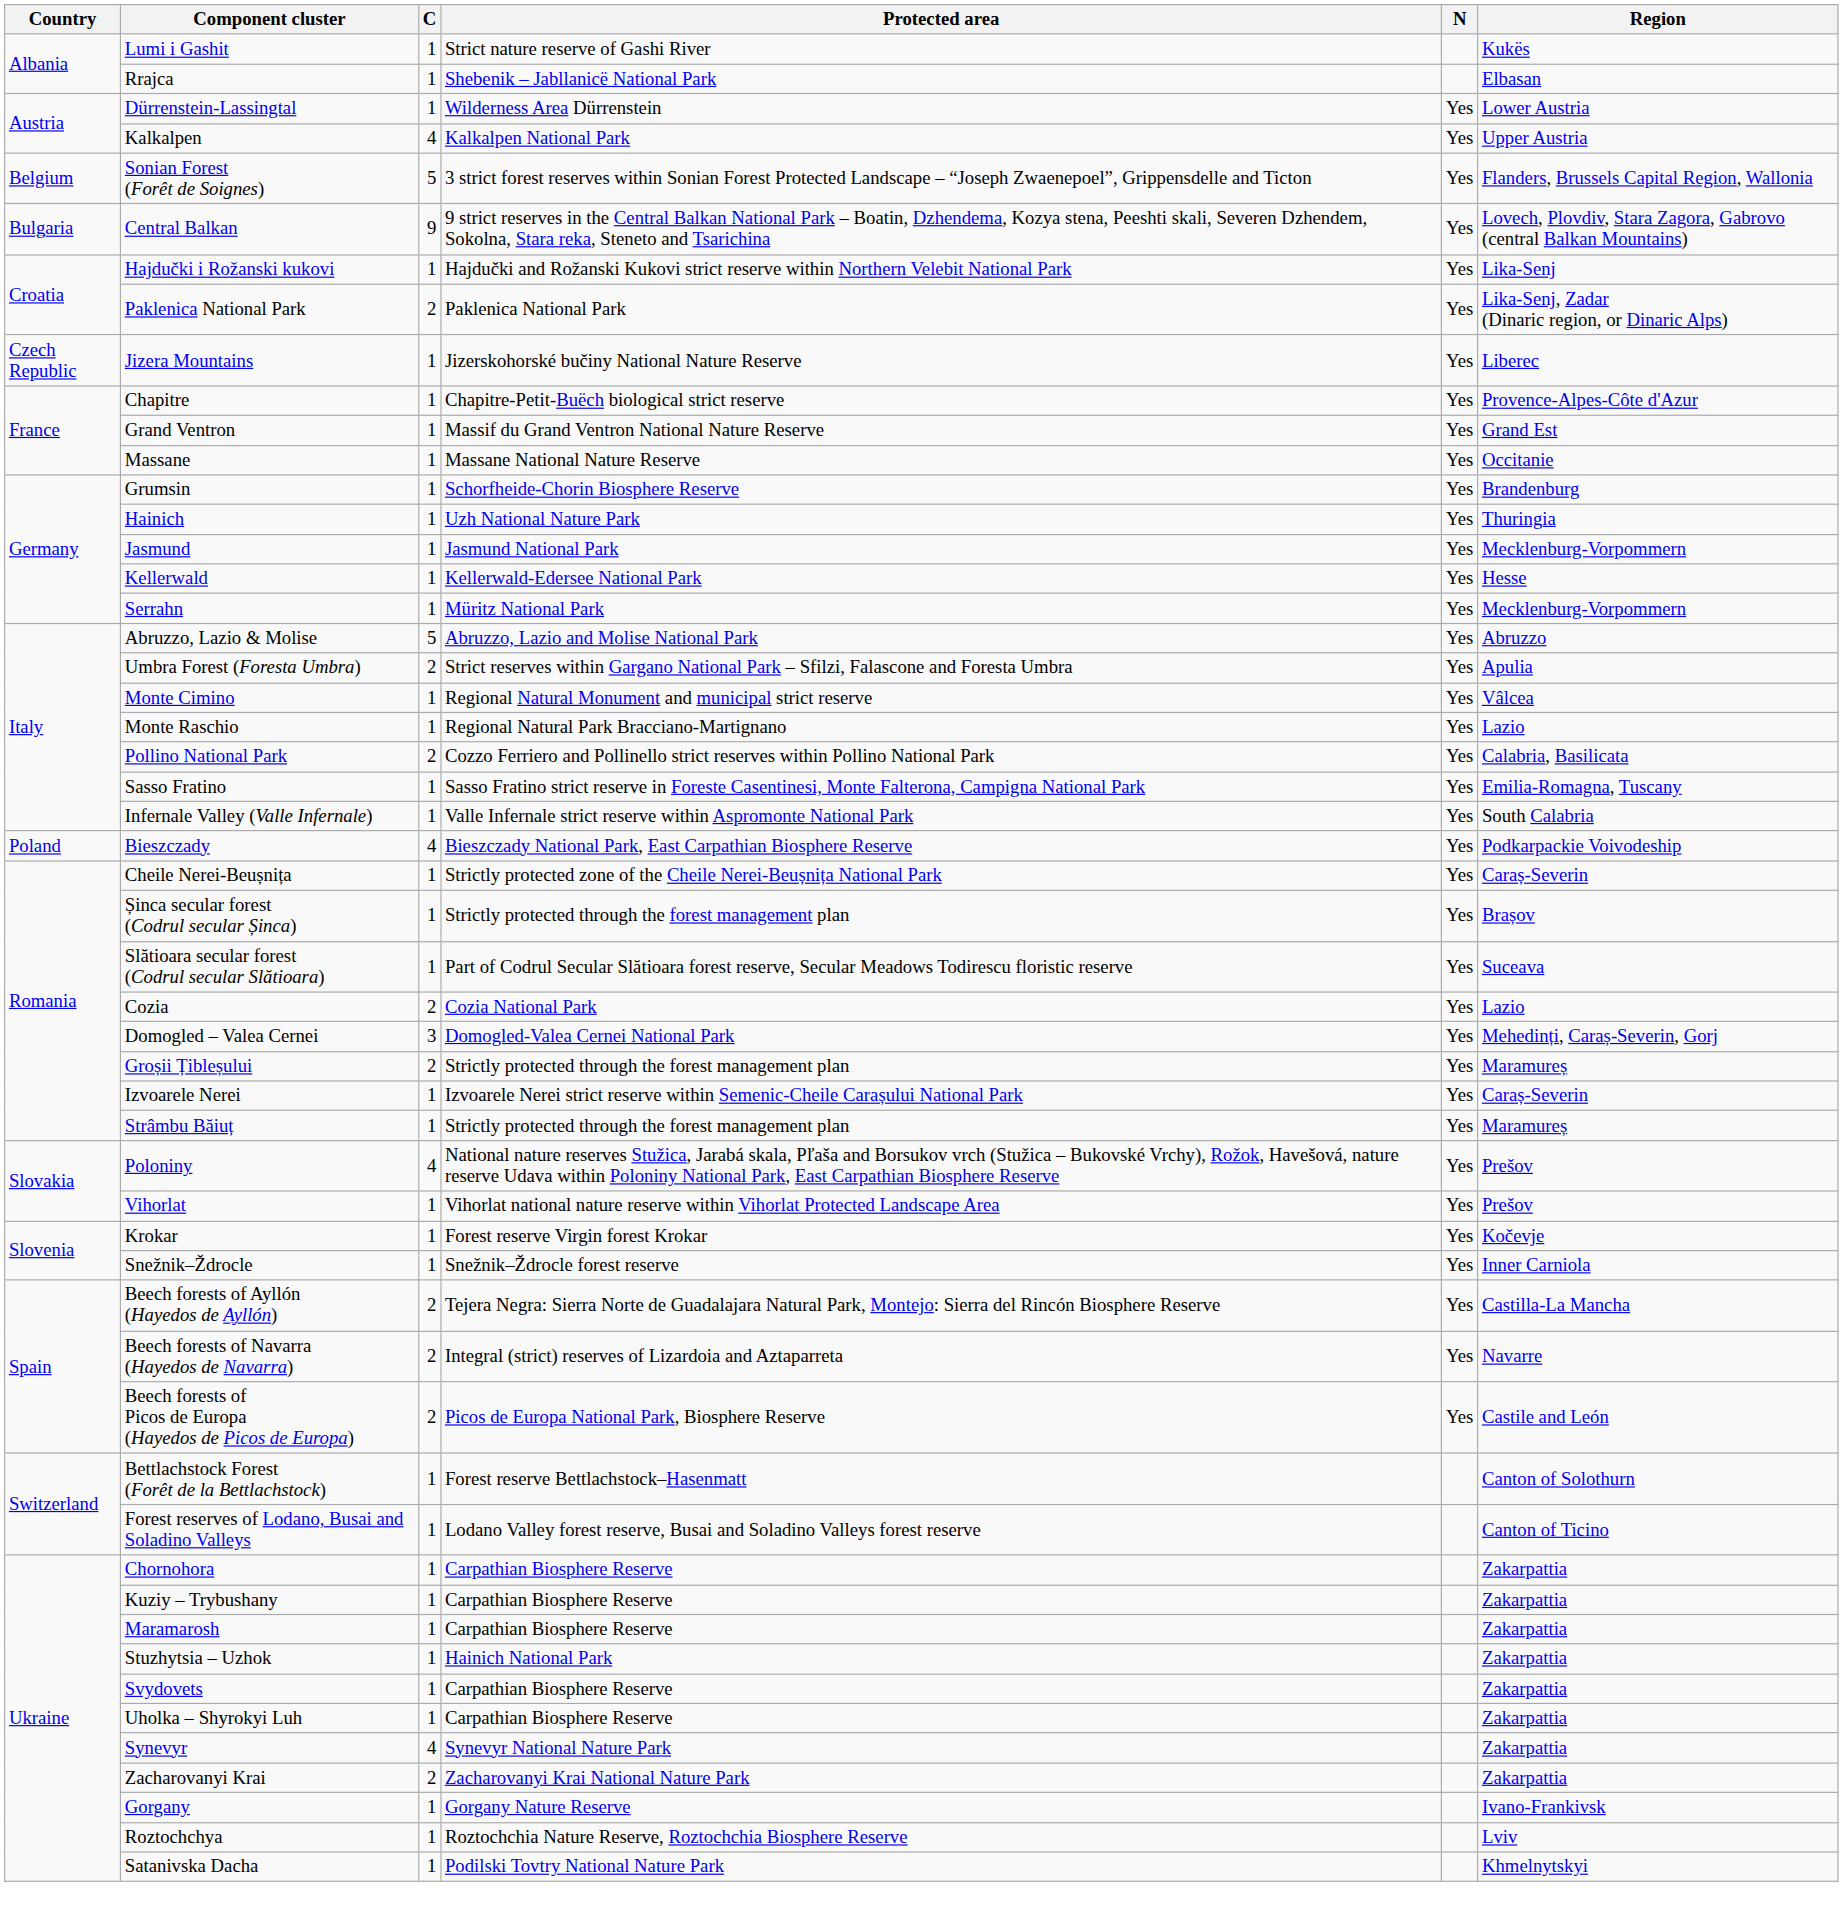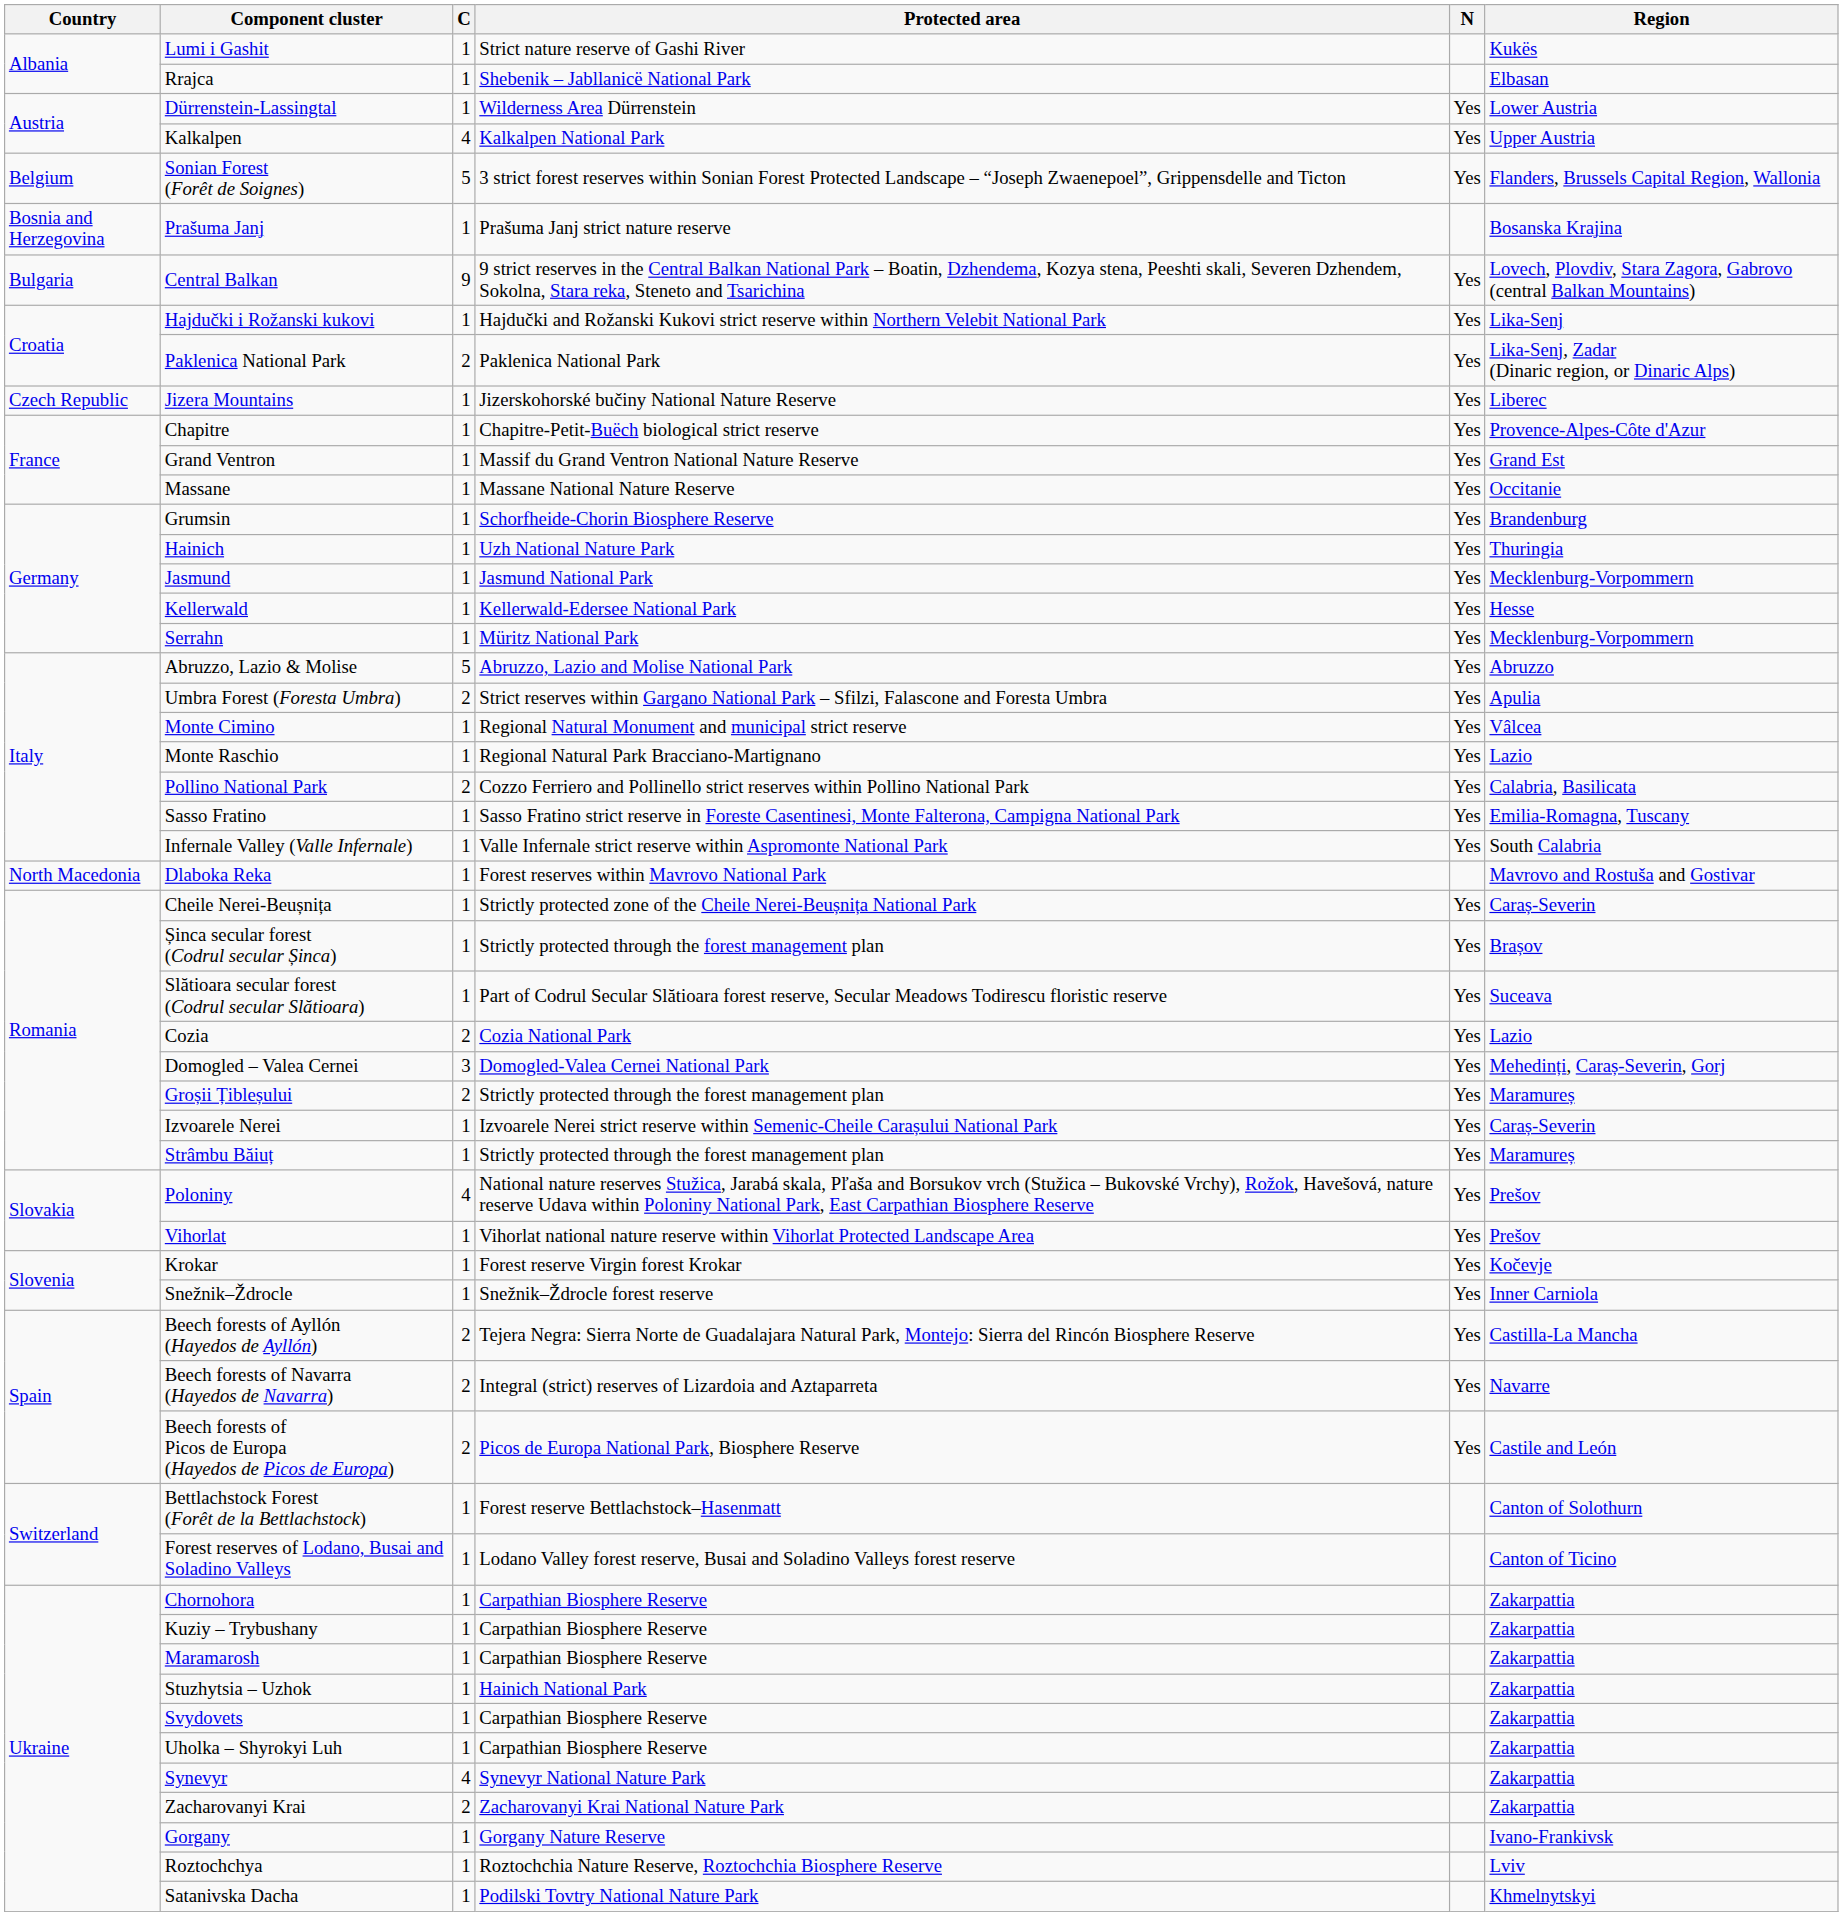+ row: (214, 229)
+ row: (218, 875)
- row: (167, 845)
